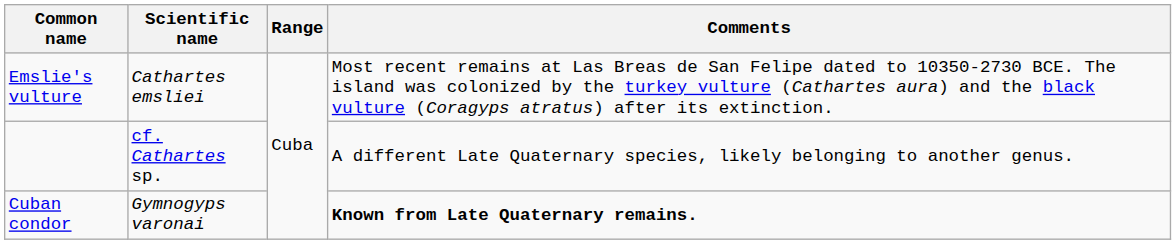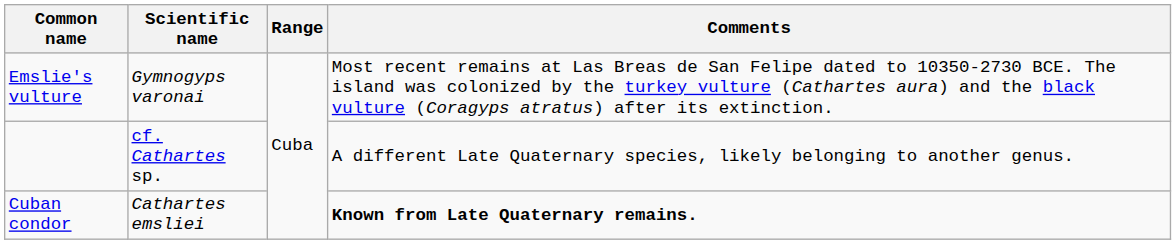(179, 87) Cathartes emsliei -> (179, 87) Gymnogyps varonai
(179, 215) Gymnogyps varonai -> (179, 215) Cathartes emsliei
